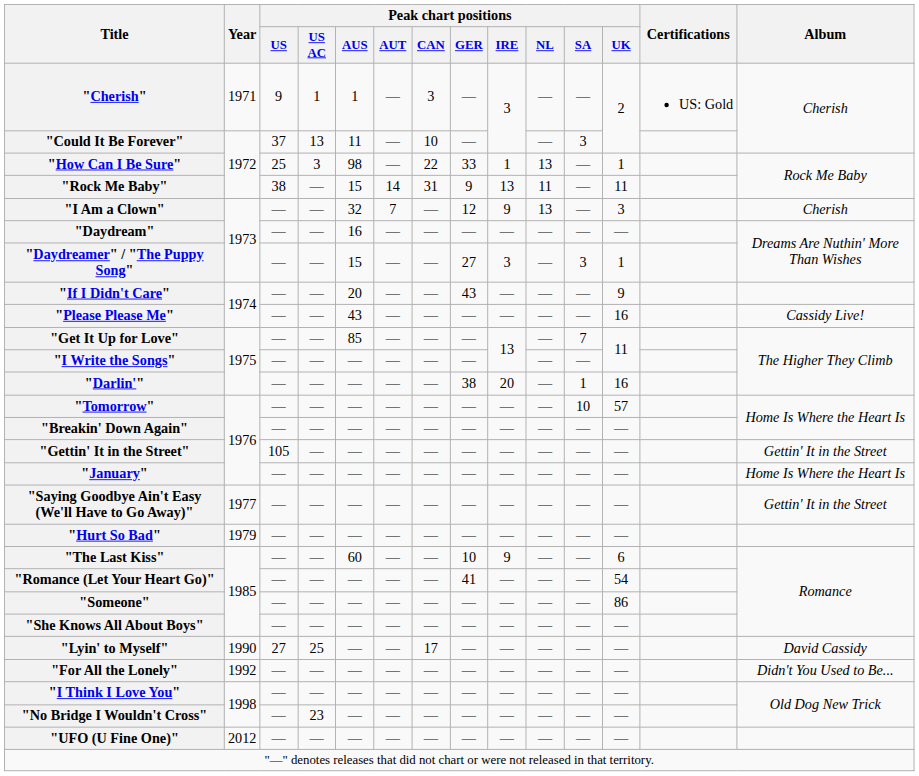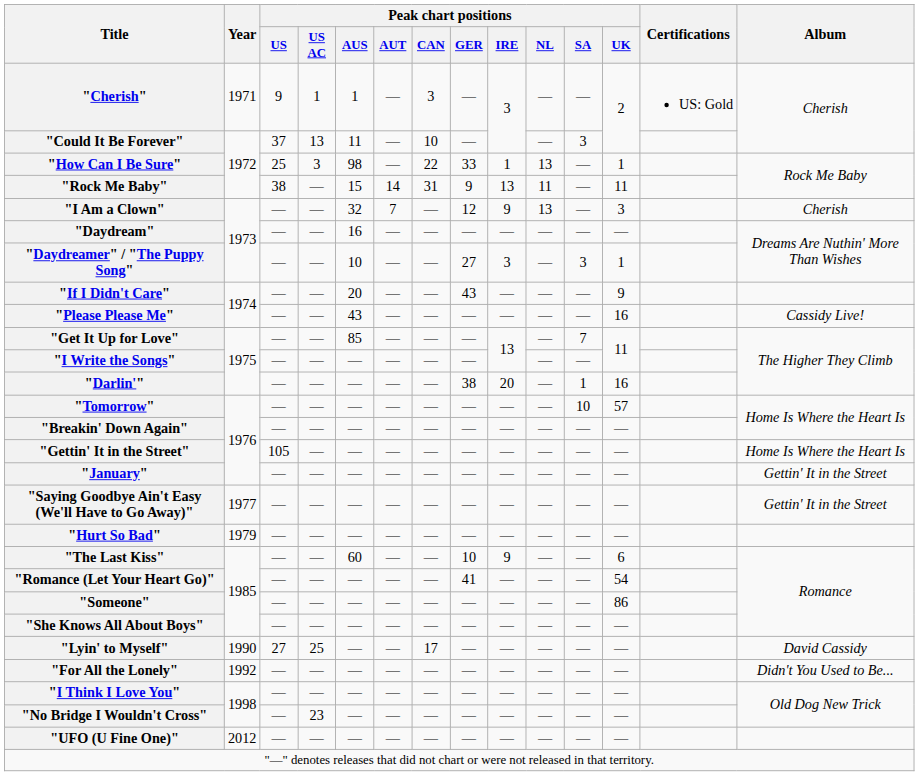(355, 262) 15 -> (355, 262) 10
(825, 451) Gettin' It in the Street -> (825, 451) Home Is Where the Heart Is
(825, 473) Home Is Where the Heart Is -> (825, 473) Gettin' It in the Street
